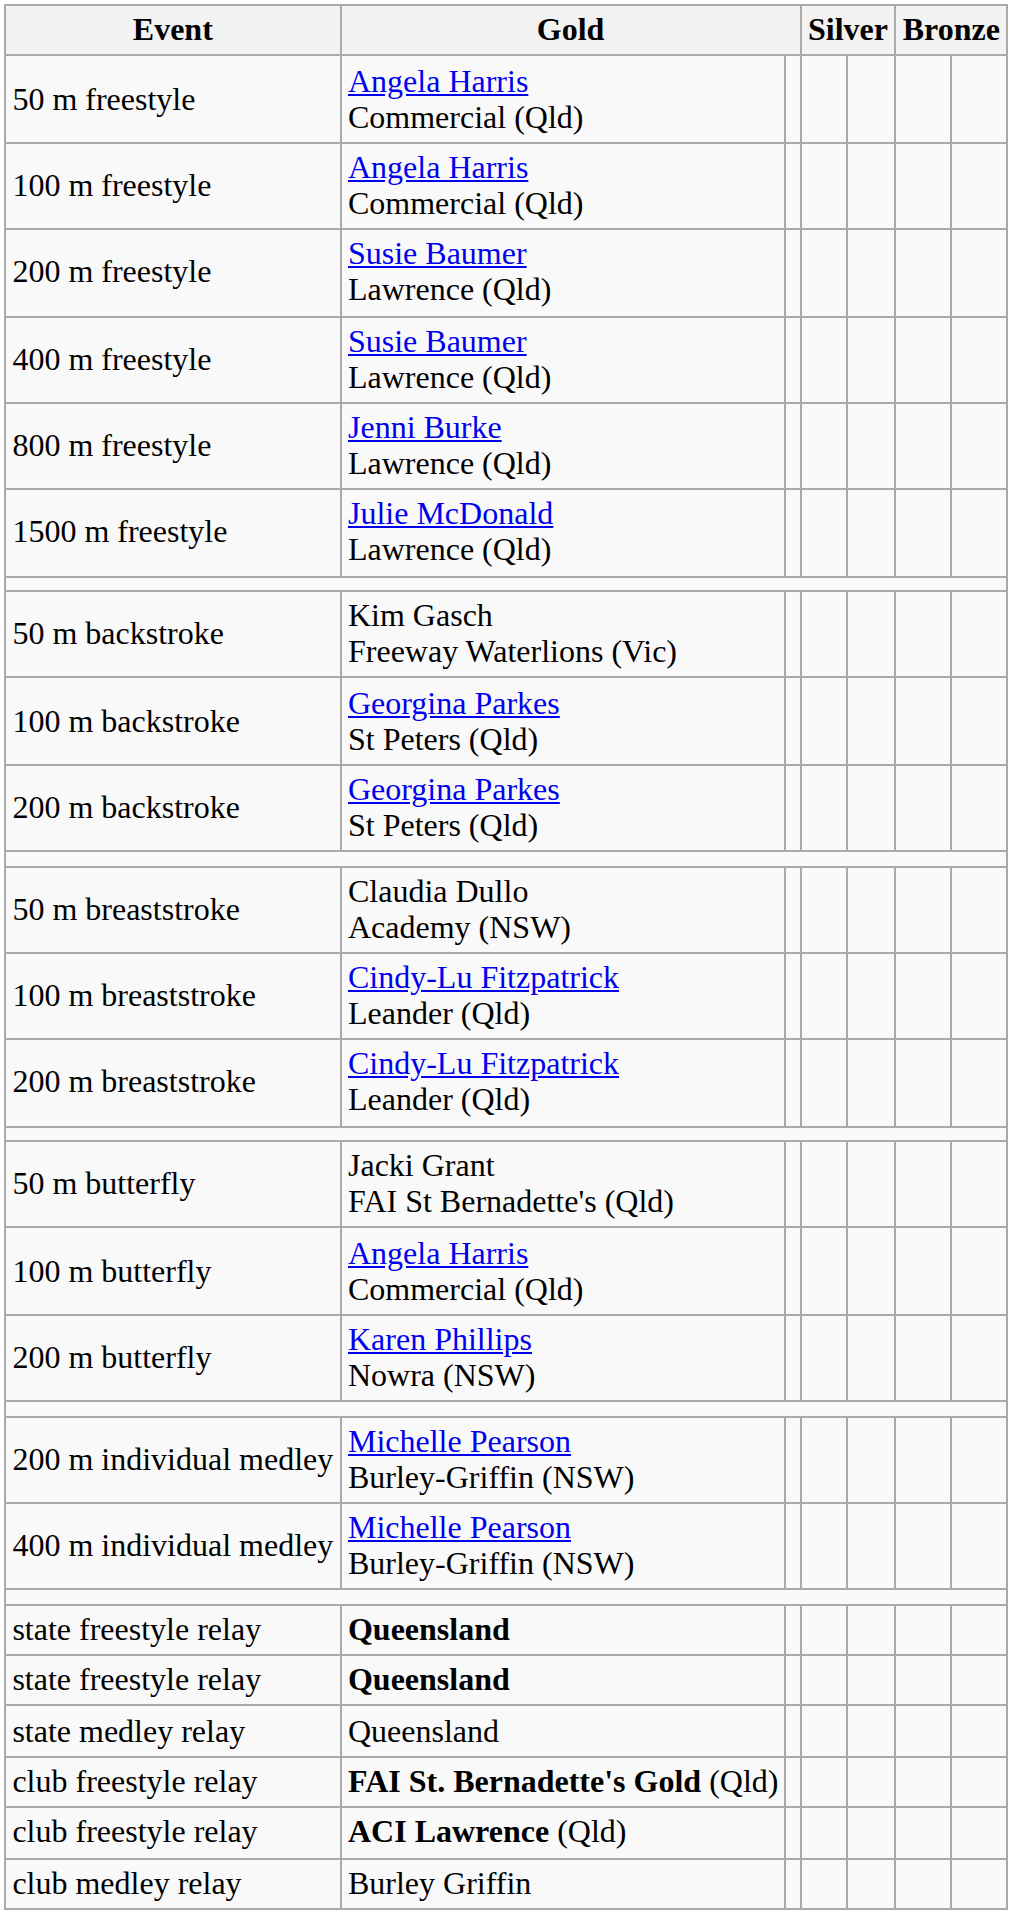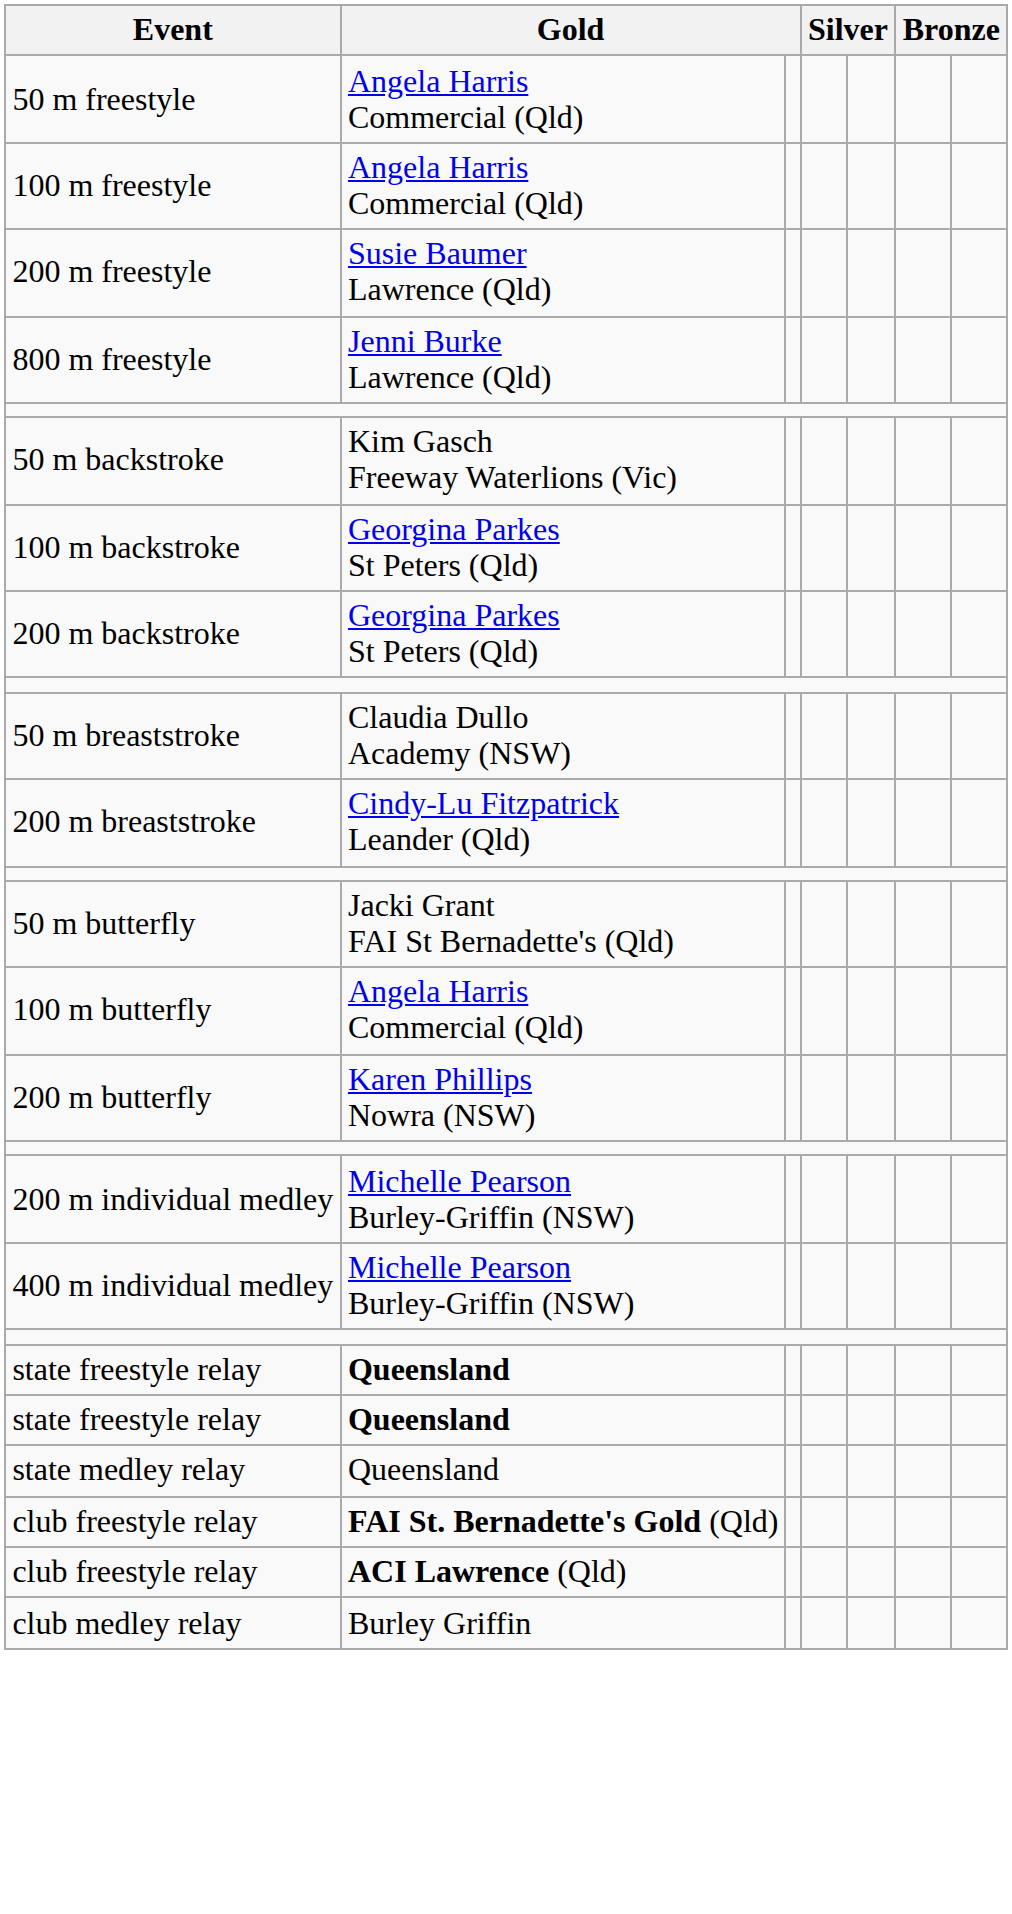- row: (112, 358)
- row: (120, 532)
- row: (134, 995)
